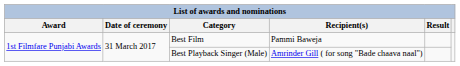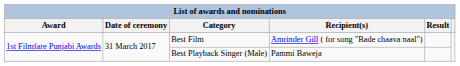(296, 39) Pammi Baweja -> (347, 40) Amrinder Gill ( for song "Bade chaava naal")
(347, 54) Amrinder Gill ( for song "Bade chaava naal") -> (296, 54) Pammi Baweja
